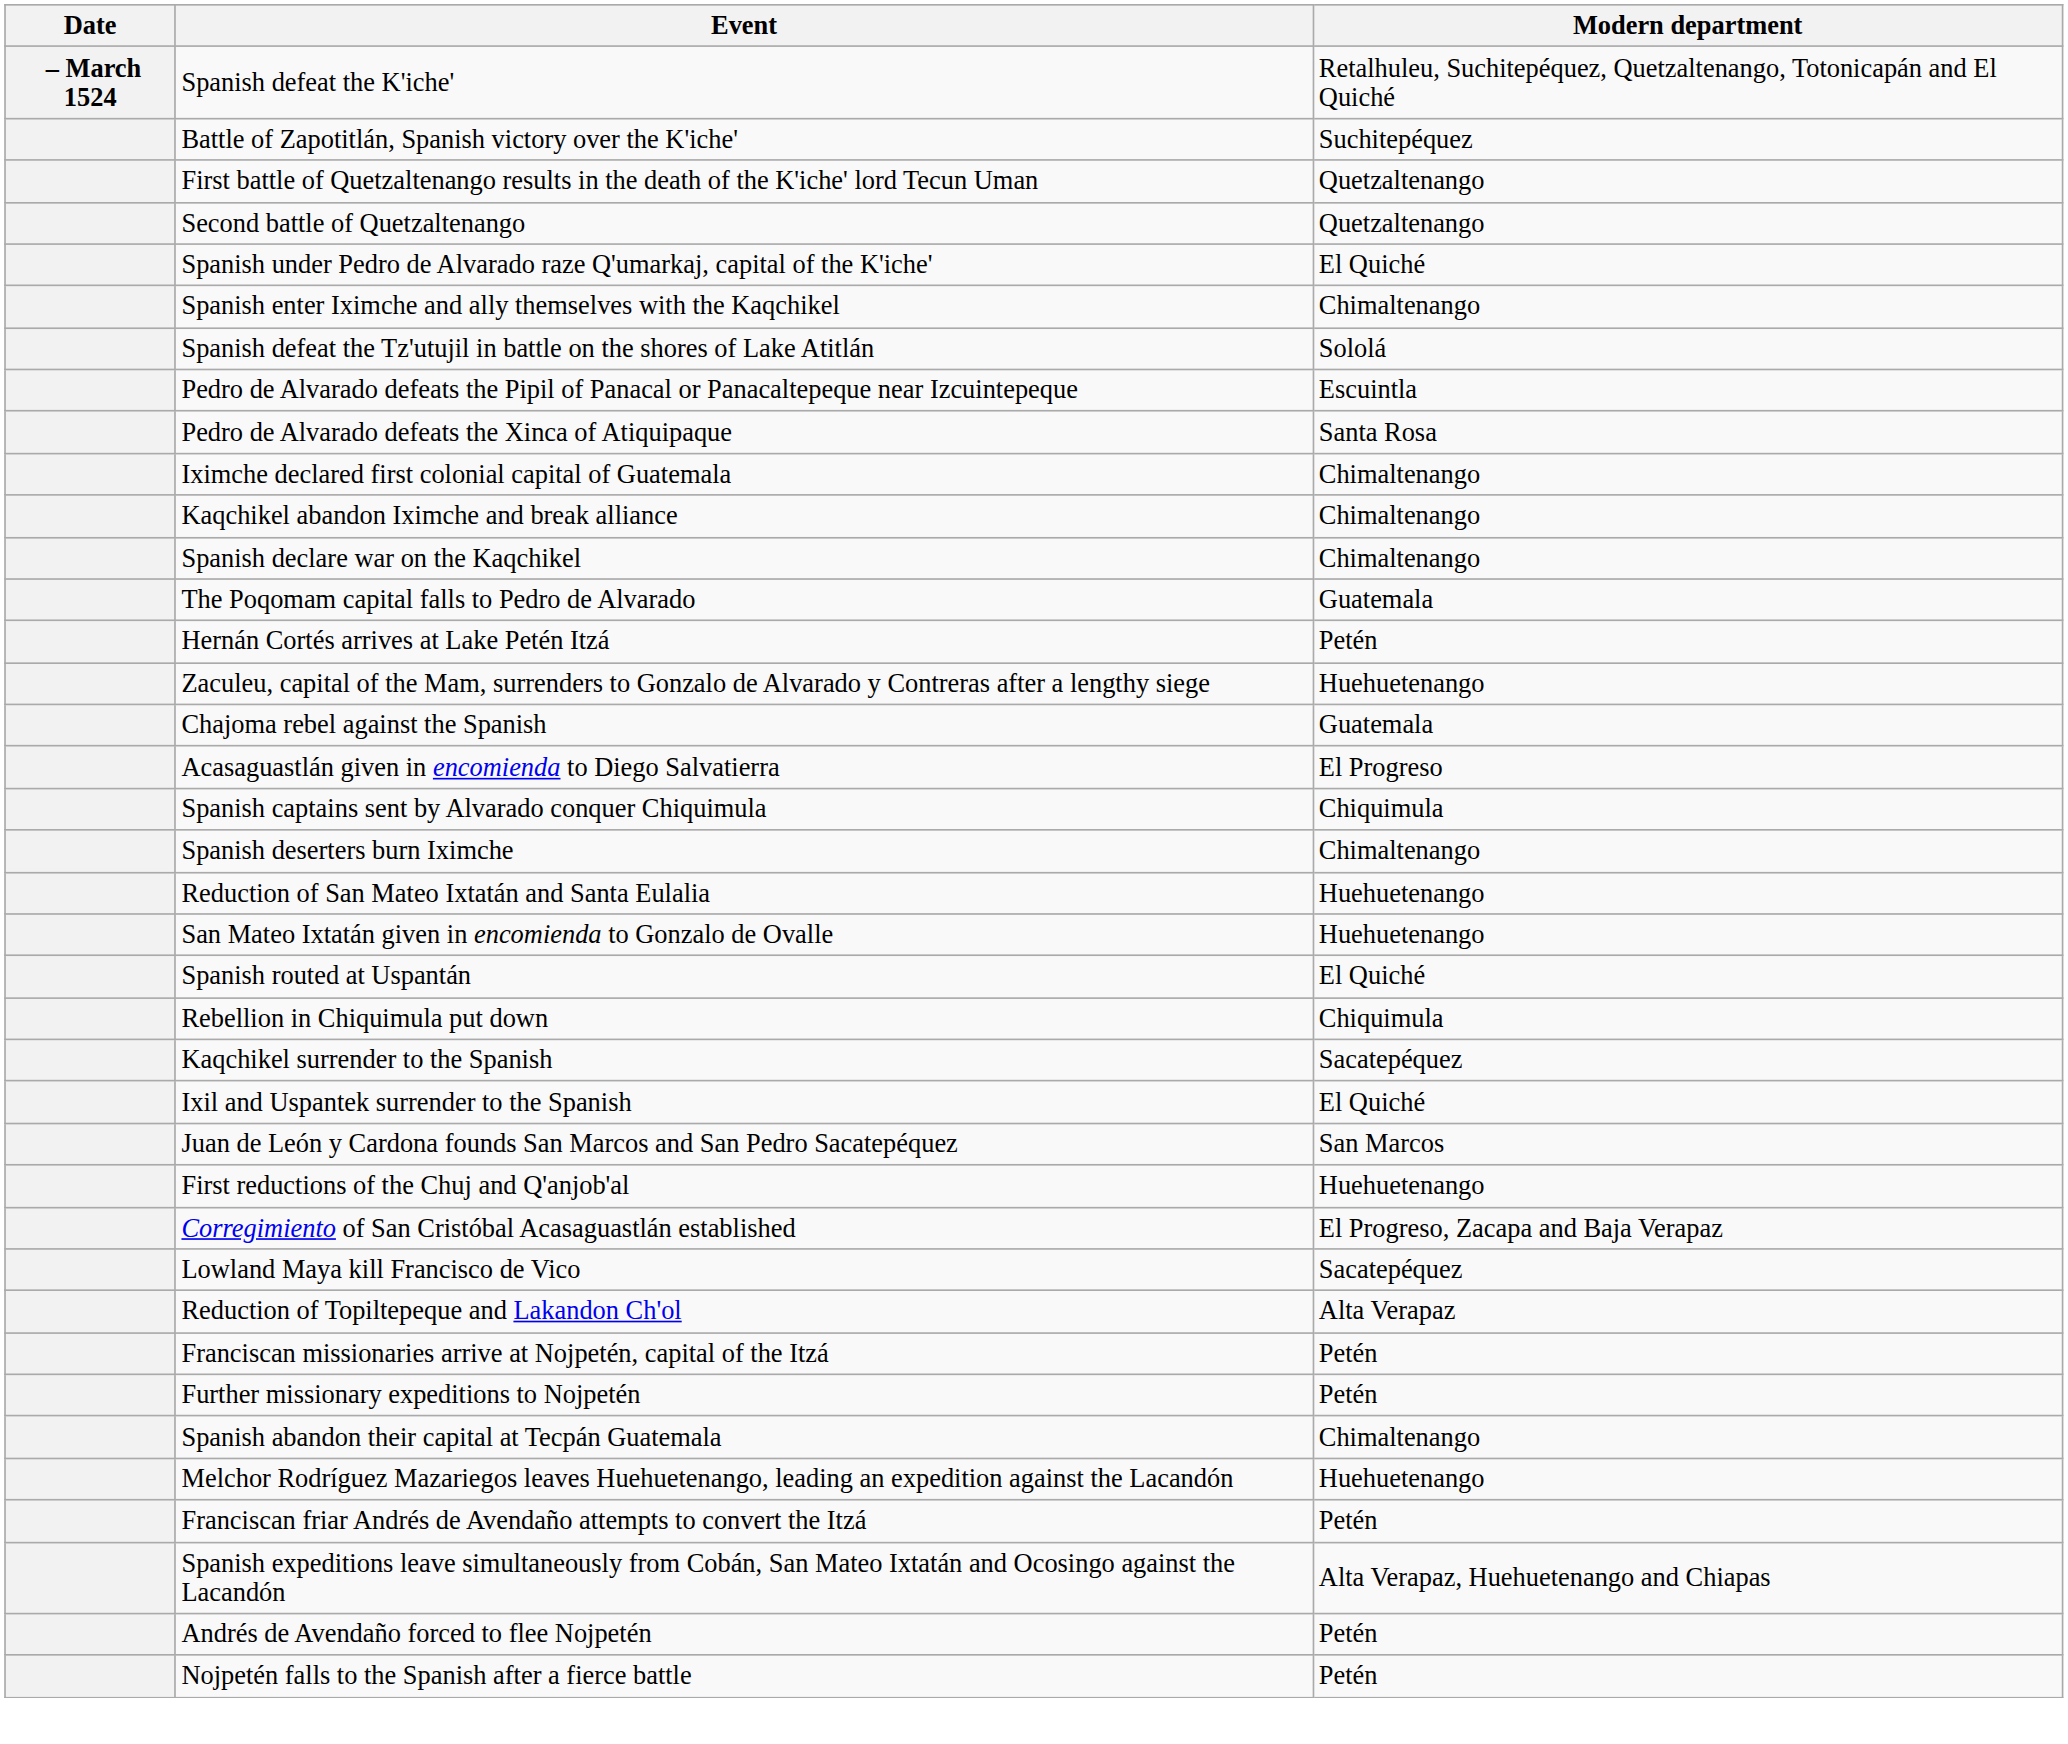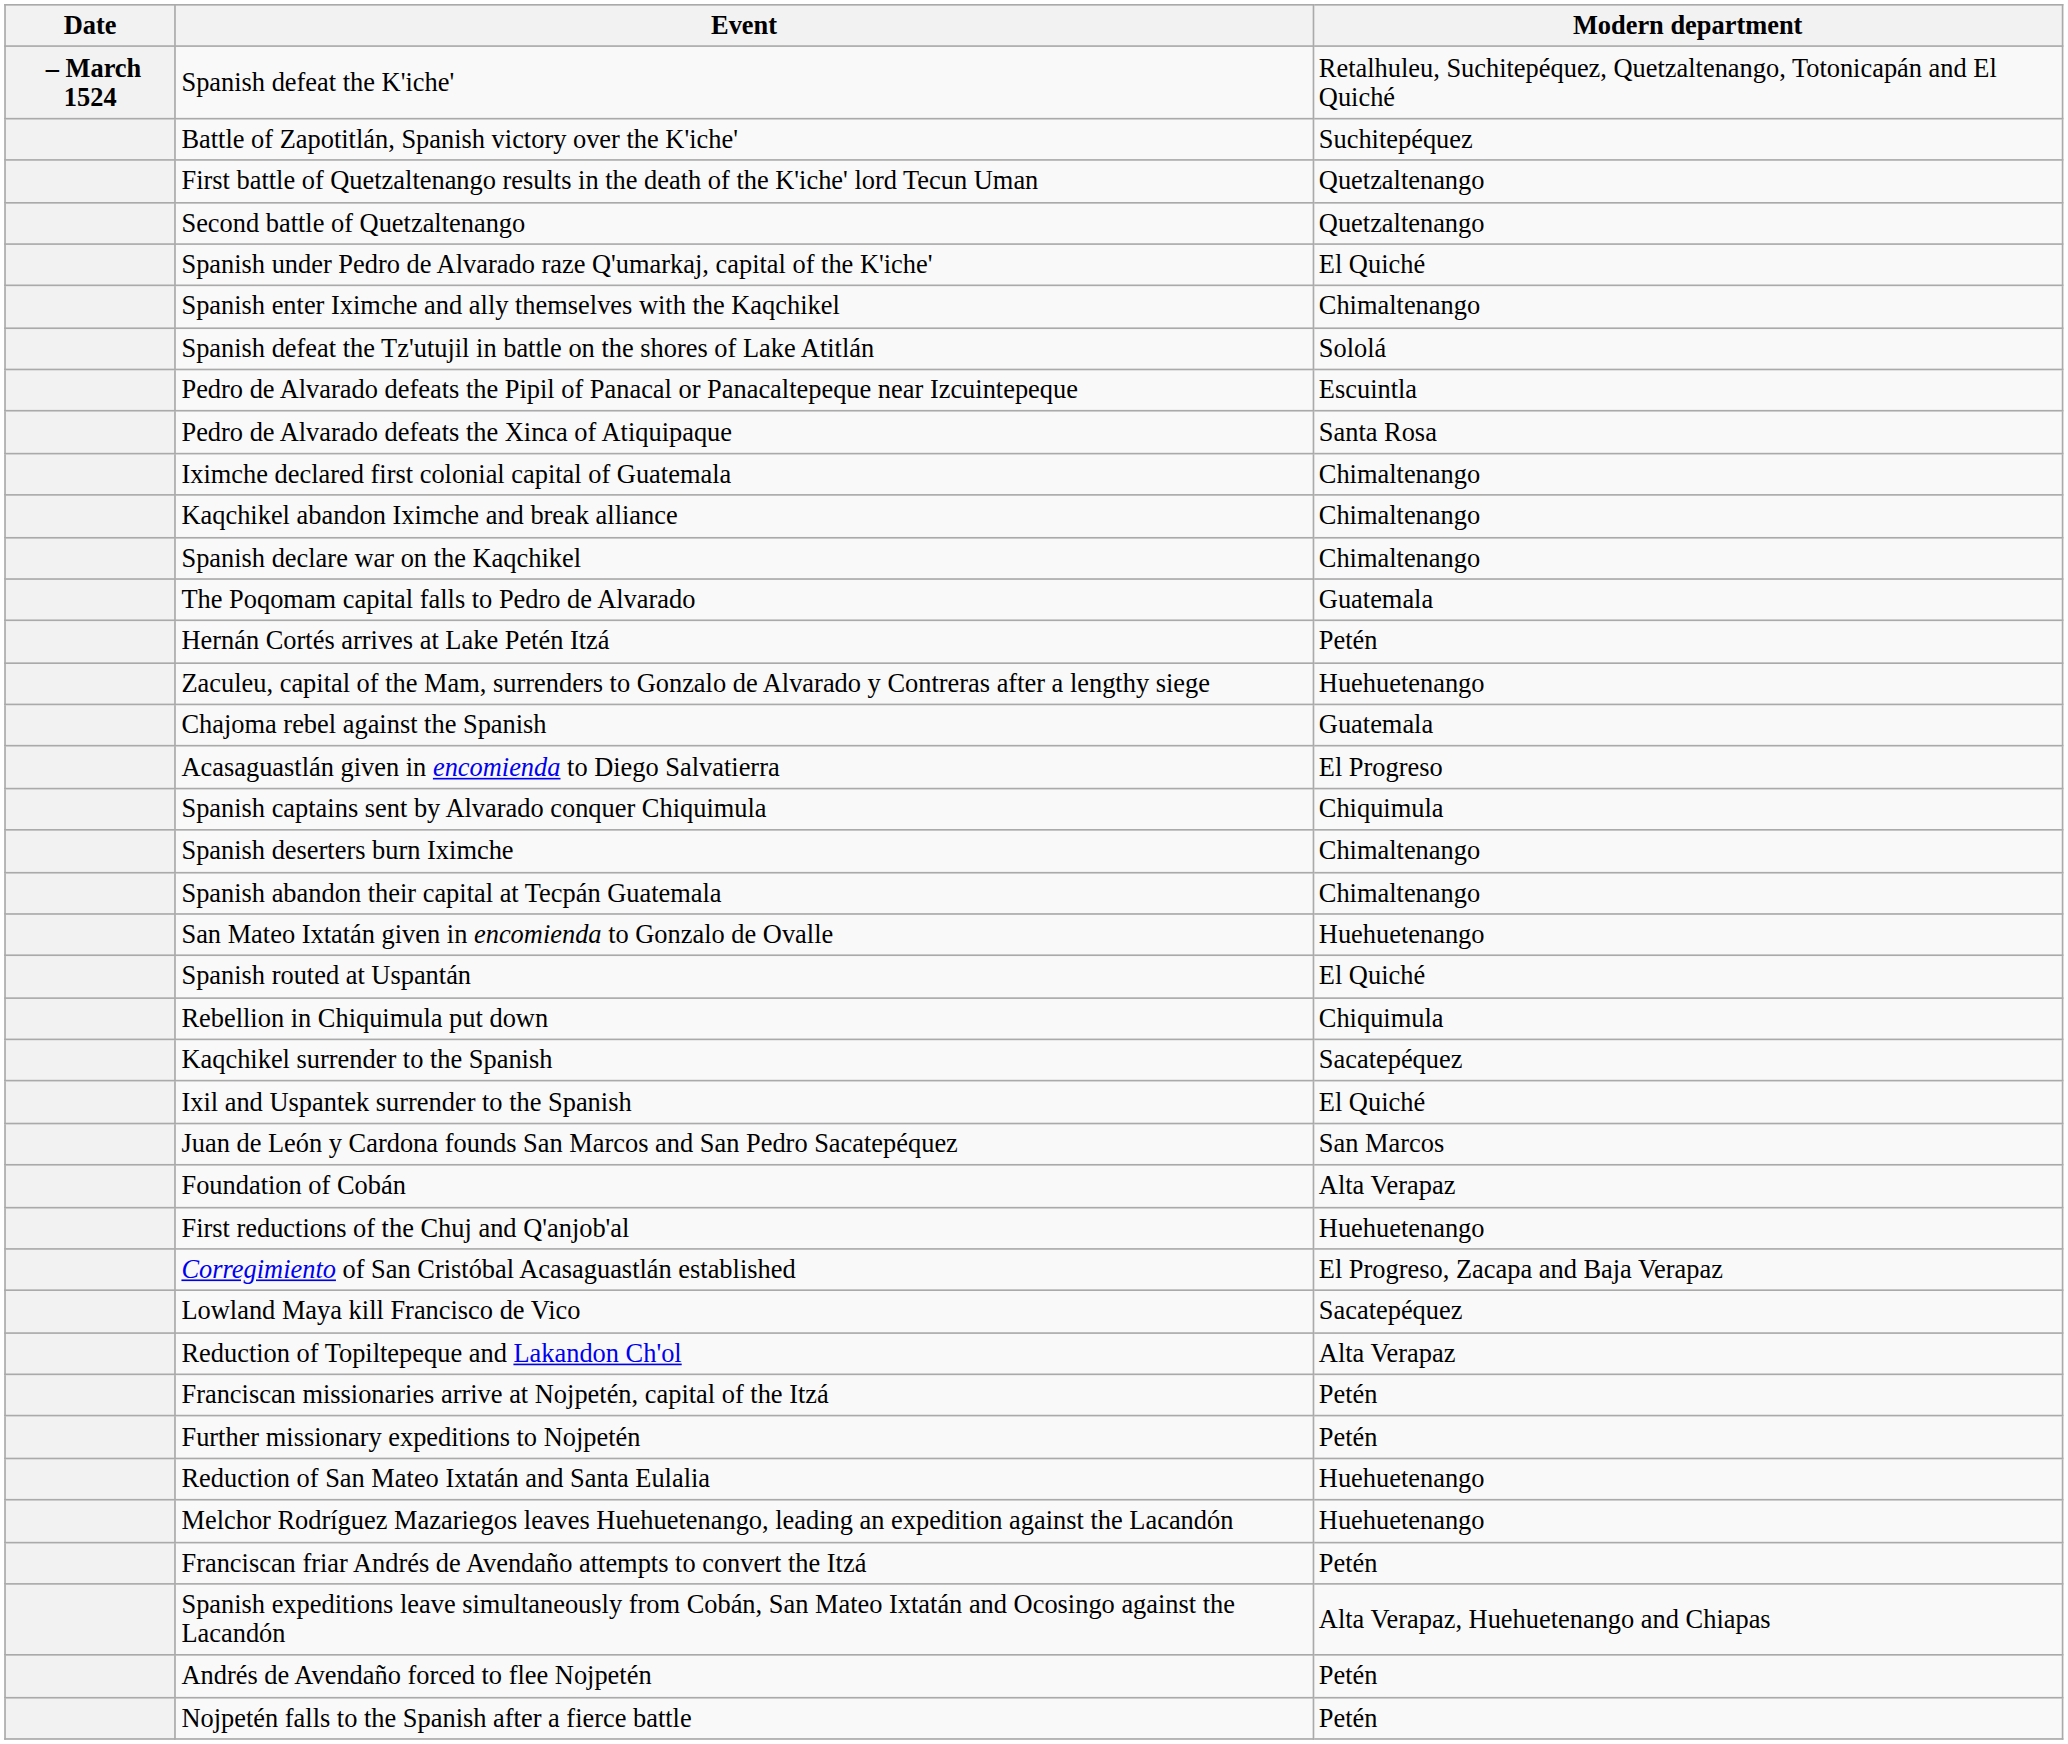rows swapped: (452, 1436) <-> (446, 892)
+ row: (294, 1185)
